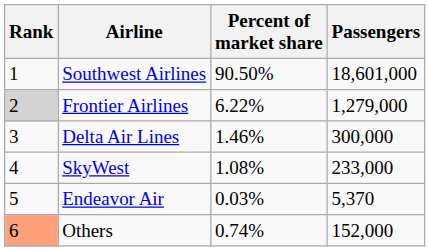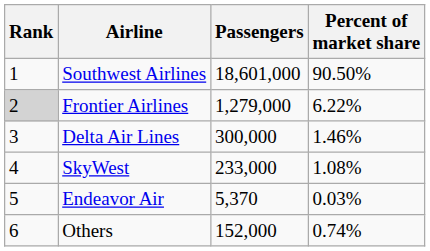columns swapped: (376, 31) <-> (269, 31)
(14, 230) lightsalmon background -> (14, 230) no background
